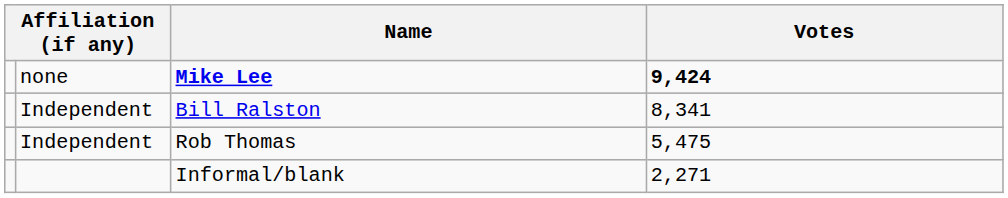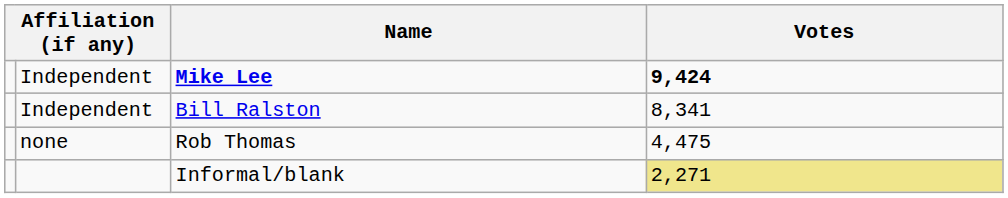(44, 77) none -> (87, 77) Independent
(87, 143) Independent -> (44, 143) none
(681, 143) 5,475 -> (681, 143) 4,475
(681, 176) no background -> (681, 176) khaki background
